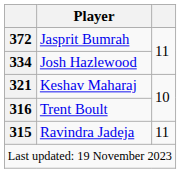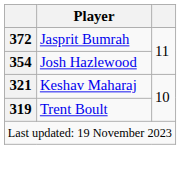(20, 62) 334 -> (20, 62) 354
(20, 109) 316 -> (20, 109) 319
- row: (87, 132)
